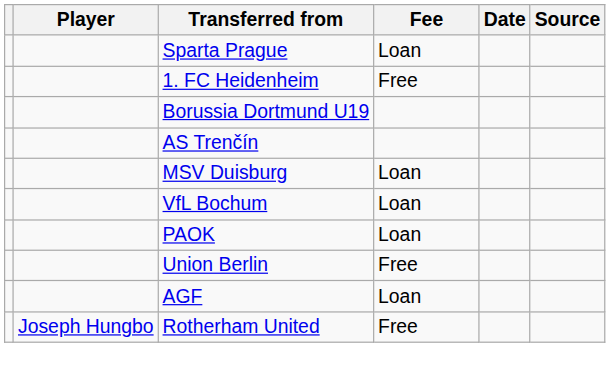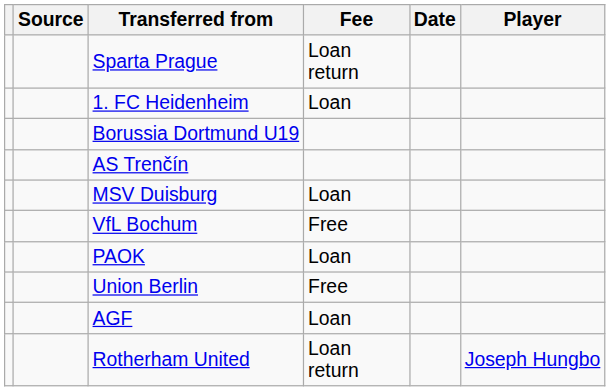columns swapped: (86, 19) <-> (568, 19)
(400, 50) Loan -> (333, 61) Loan return
(398, 81) Free -> (330, 103) Loan
(400, 204) Loan -> (328, 225) Free
(398, 326) Free -> (333, 359) Loan return
